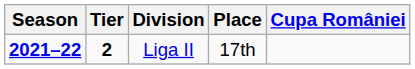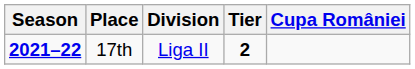columns swapped: (107, 20) <-> (238, 20)
